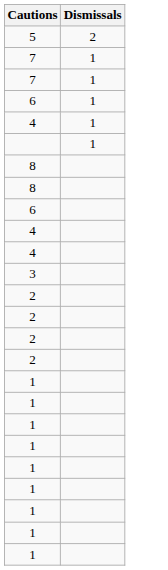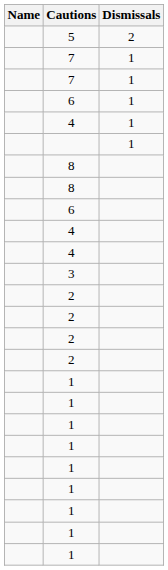+ column: (24, 15)
